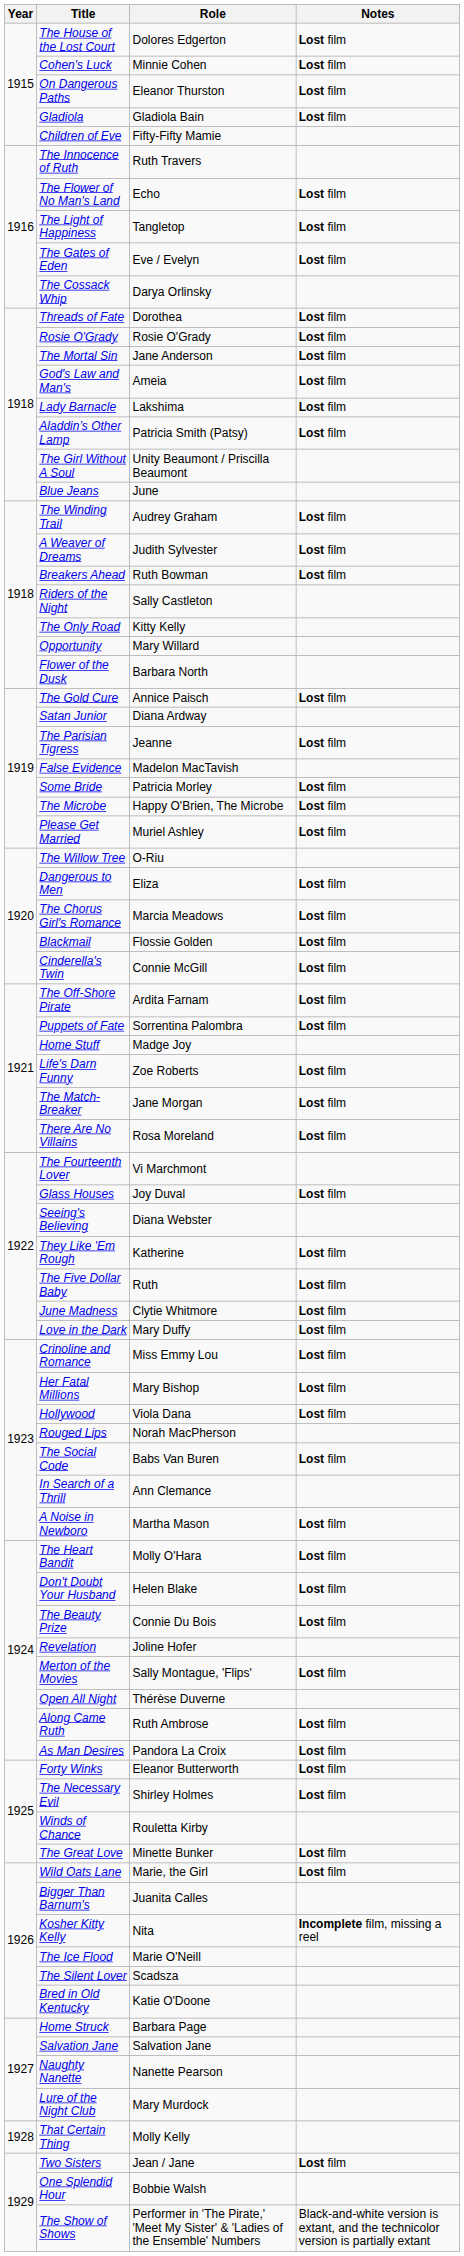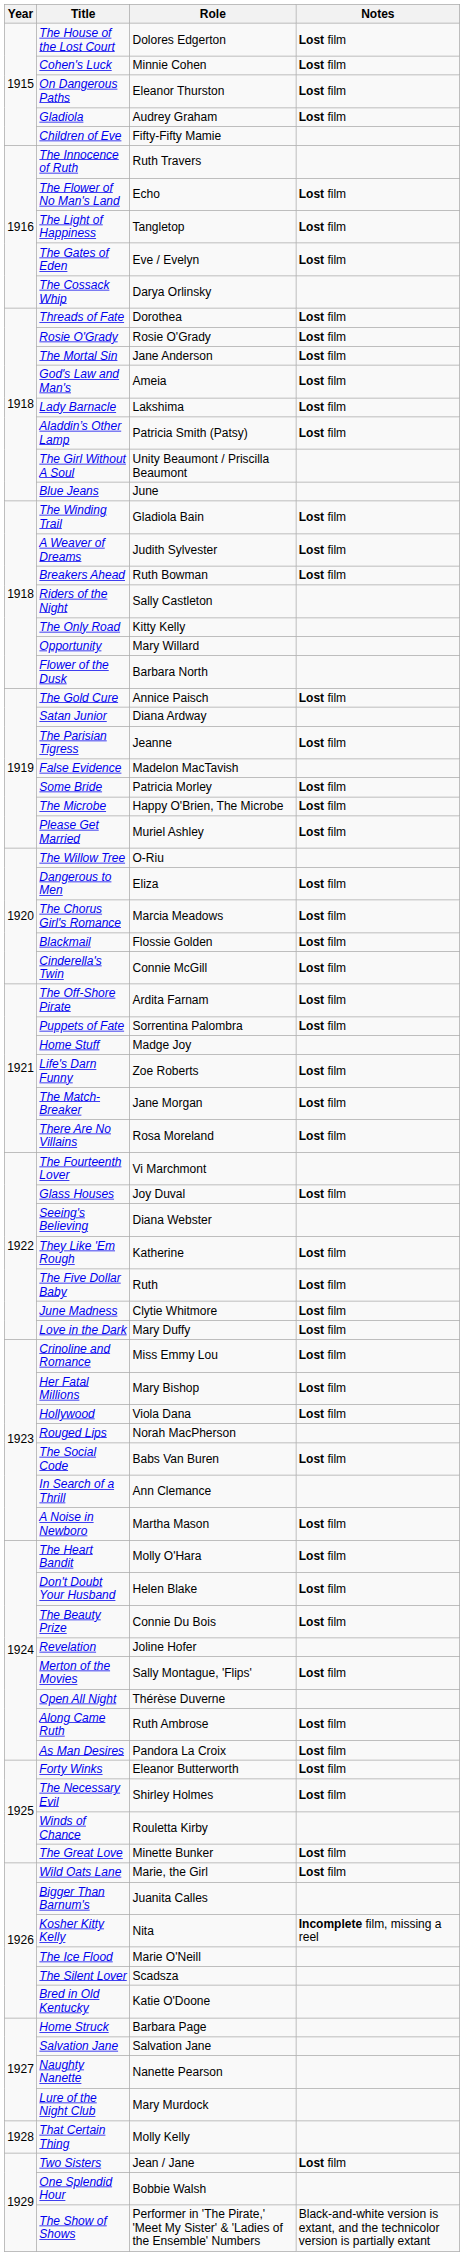(168, 117) Gladiola Bain -> (175, 117) Audrey Graham
(175, 517) Audrey Graham -> (168, 517) Gladiola Bain
